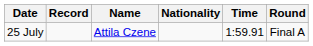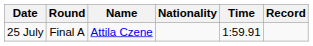columns swapped: (287, 13) <-> (69, 13)
